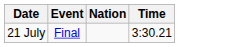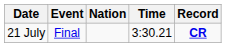+ column: (198, 14)
